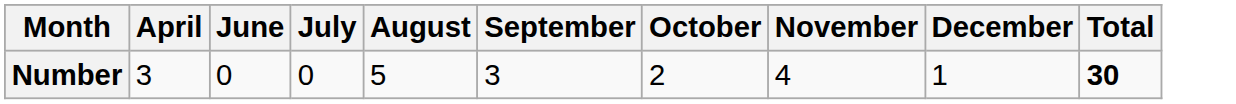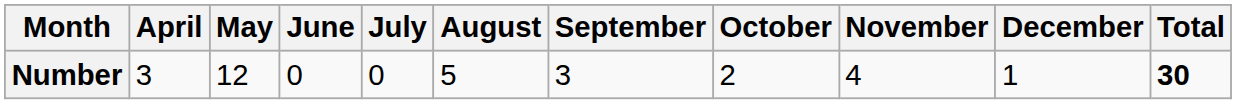+ column: (244, 27)
